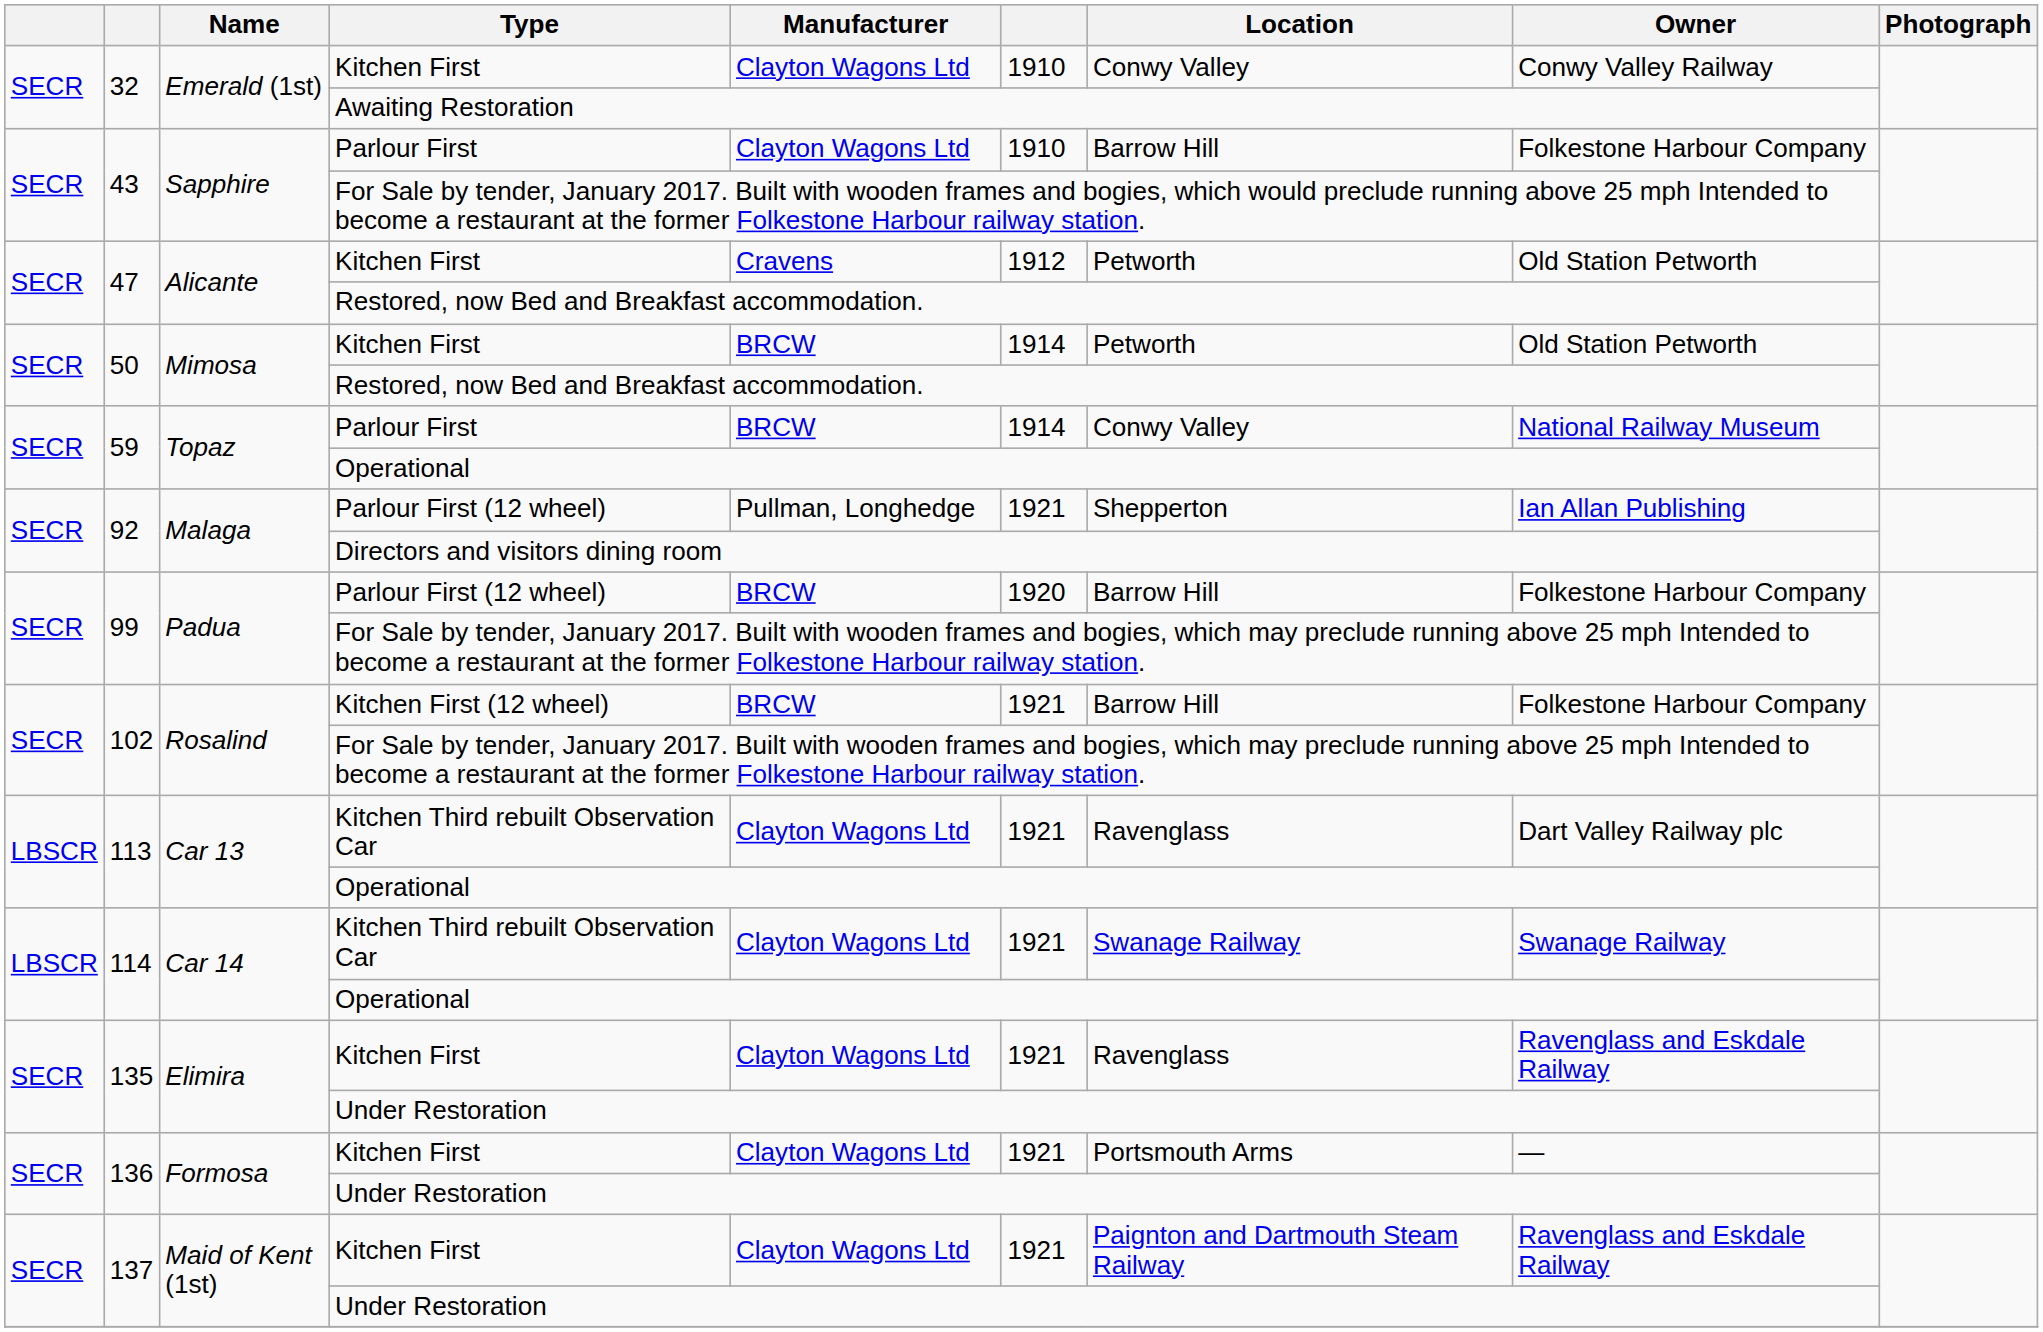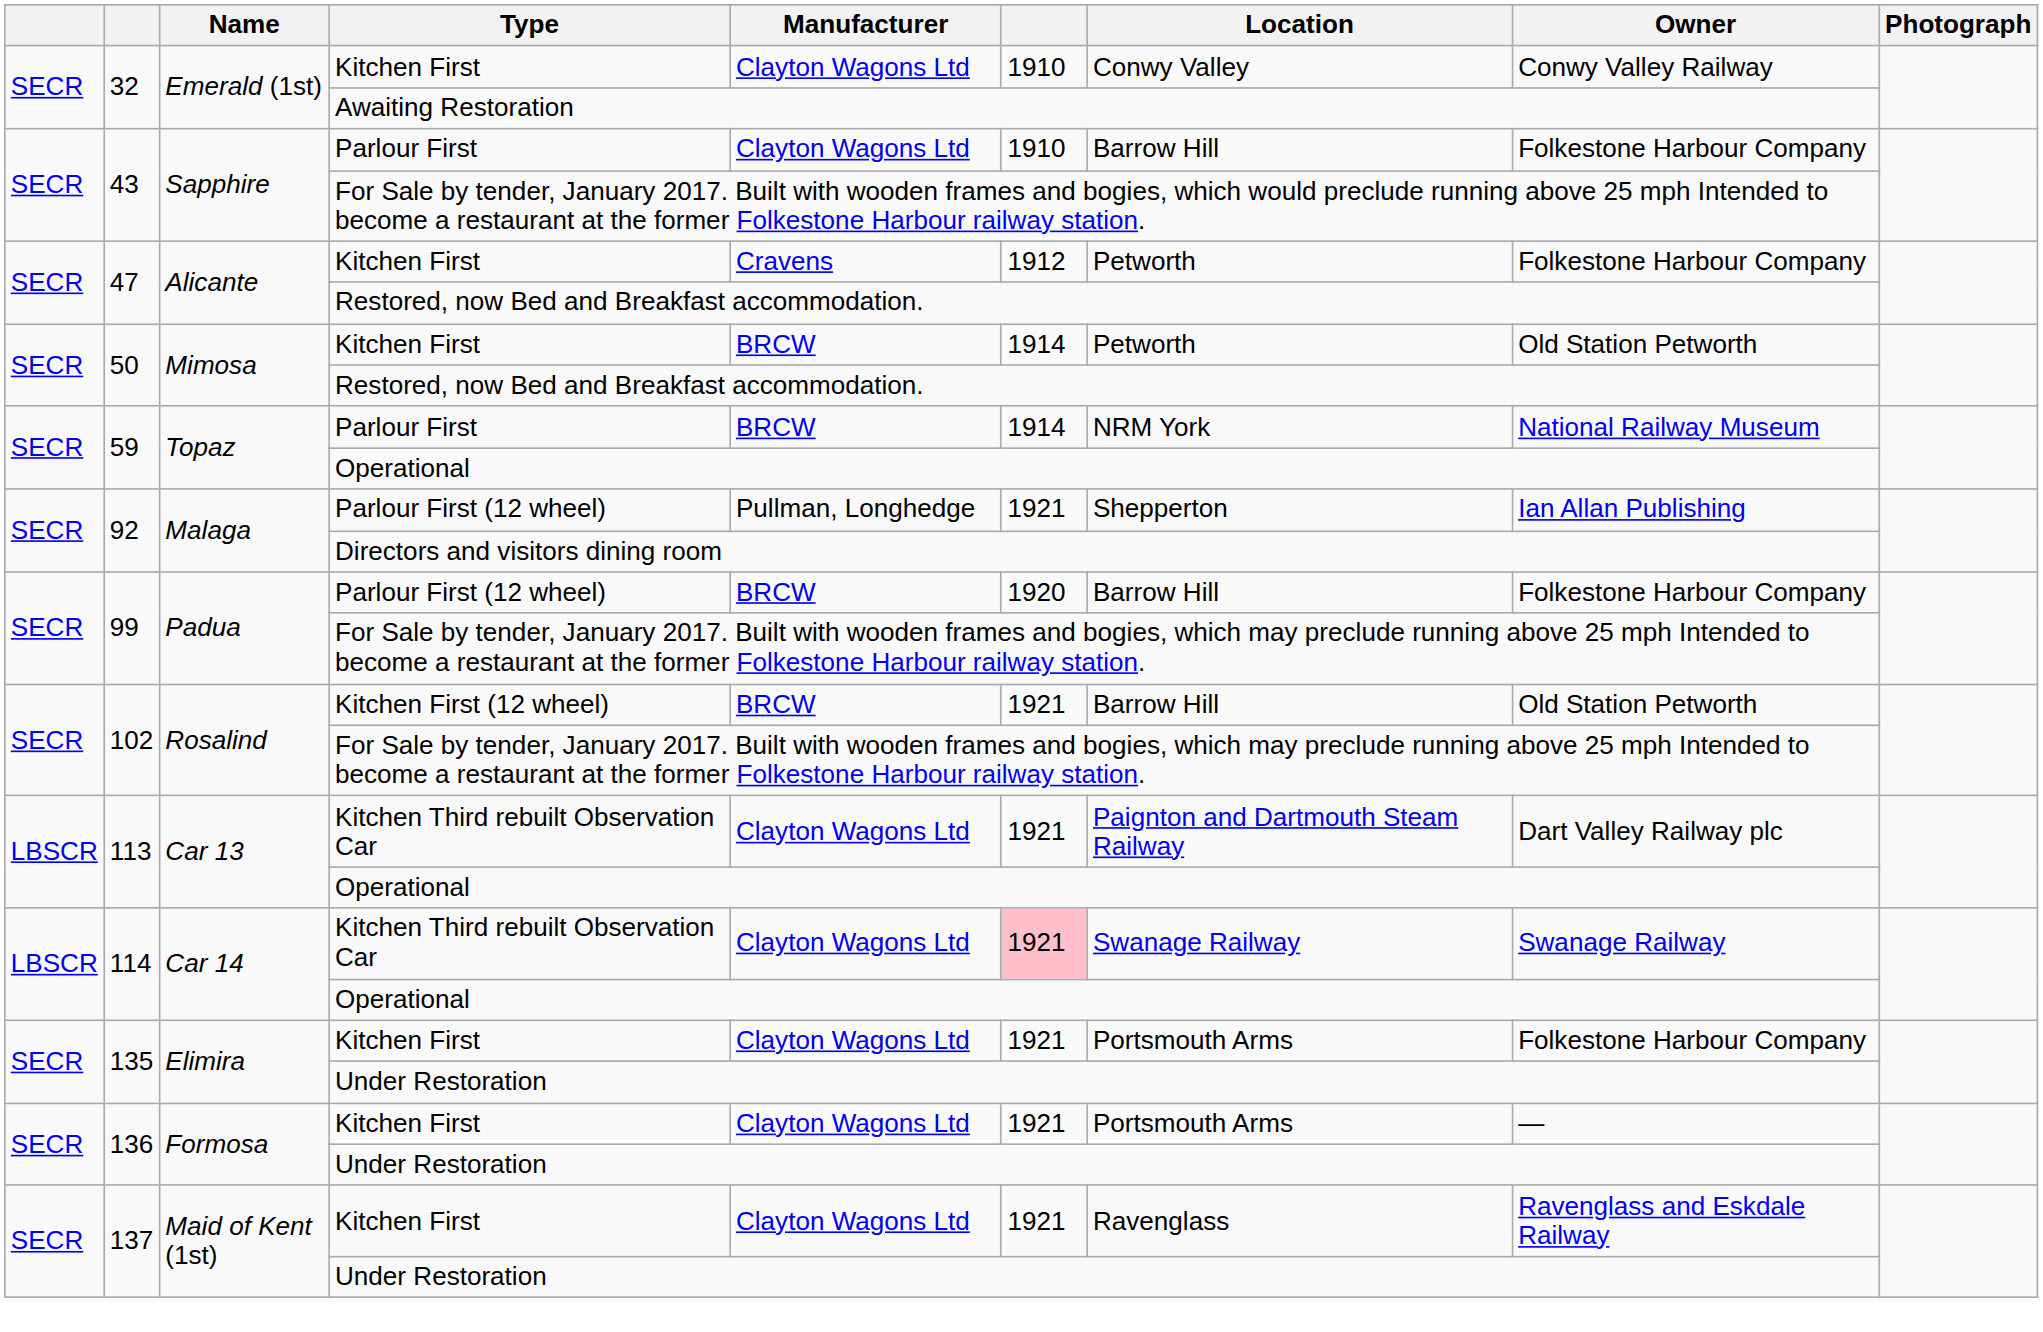(1638, 261) Old Station Petworth -> (1692, 261) Folkestone Harbour Company
(1171, 426) Conwy Valley -> (1152, 426) NRM York
(1692, 704) Folkestone Harbour Company -> (1638, 704) Old Station Petworth
(1161, 831) Ravenglass -> (1276, 831) Paignton and Dartmouth Steam Railway
(1036, 943) no background -> (1036, 943) pink background
(1161, 1055) Ravenglass -> (1193, 1040) Portsmouth Arms
(1662, 1055) Ravenglass and Eskdale Railway -> (1692, 1040) Folkestone Harbour Company
(1276, 1249) Paignton and Dartmouth Steam Railway -> (1161, 1220) Ravenglass
